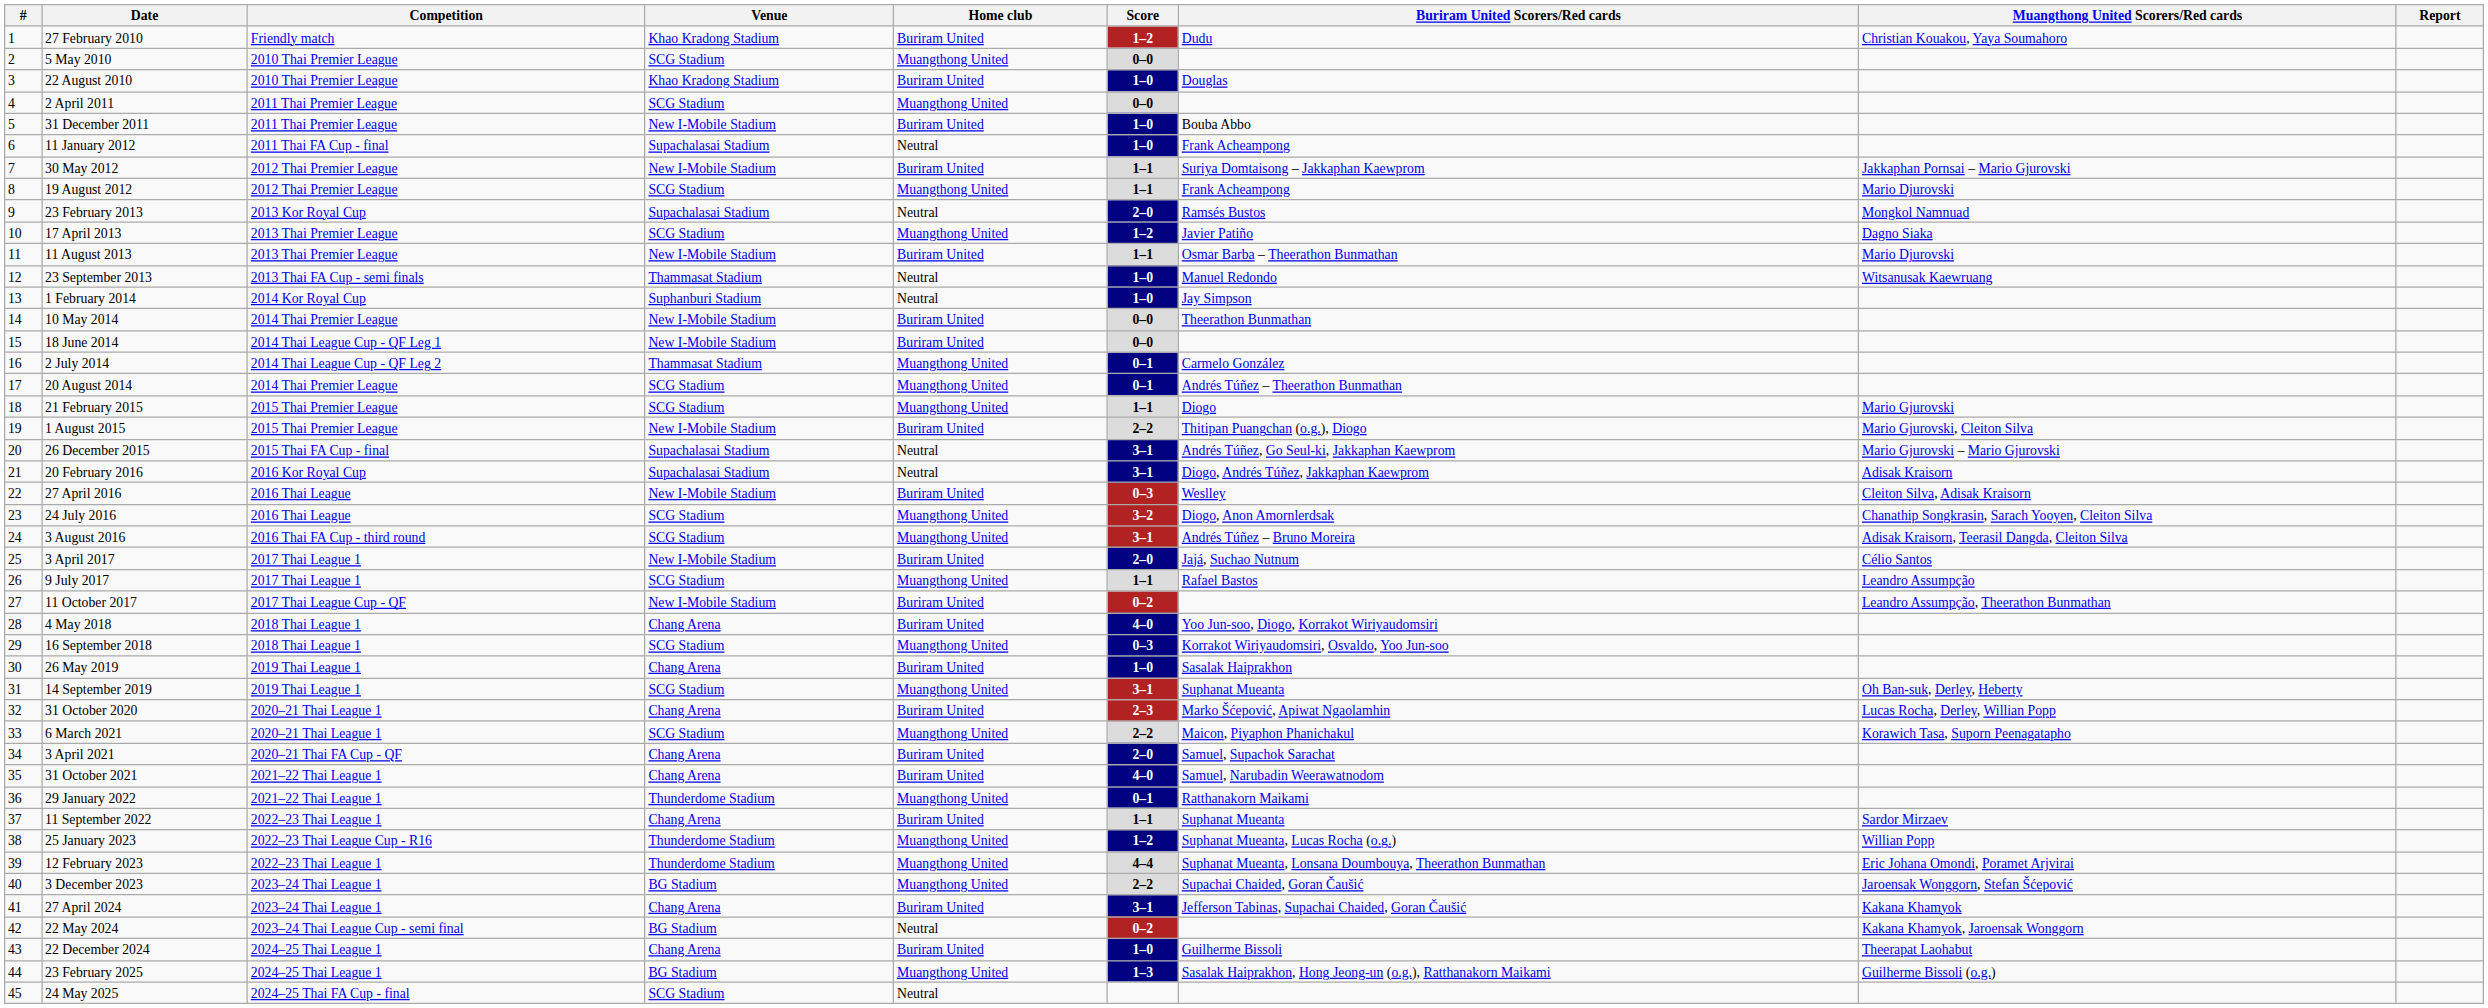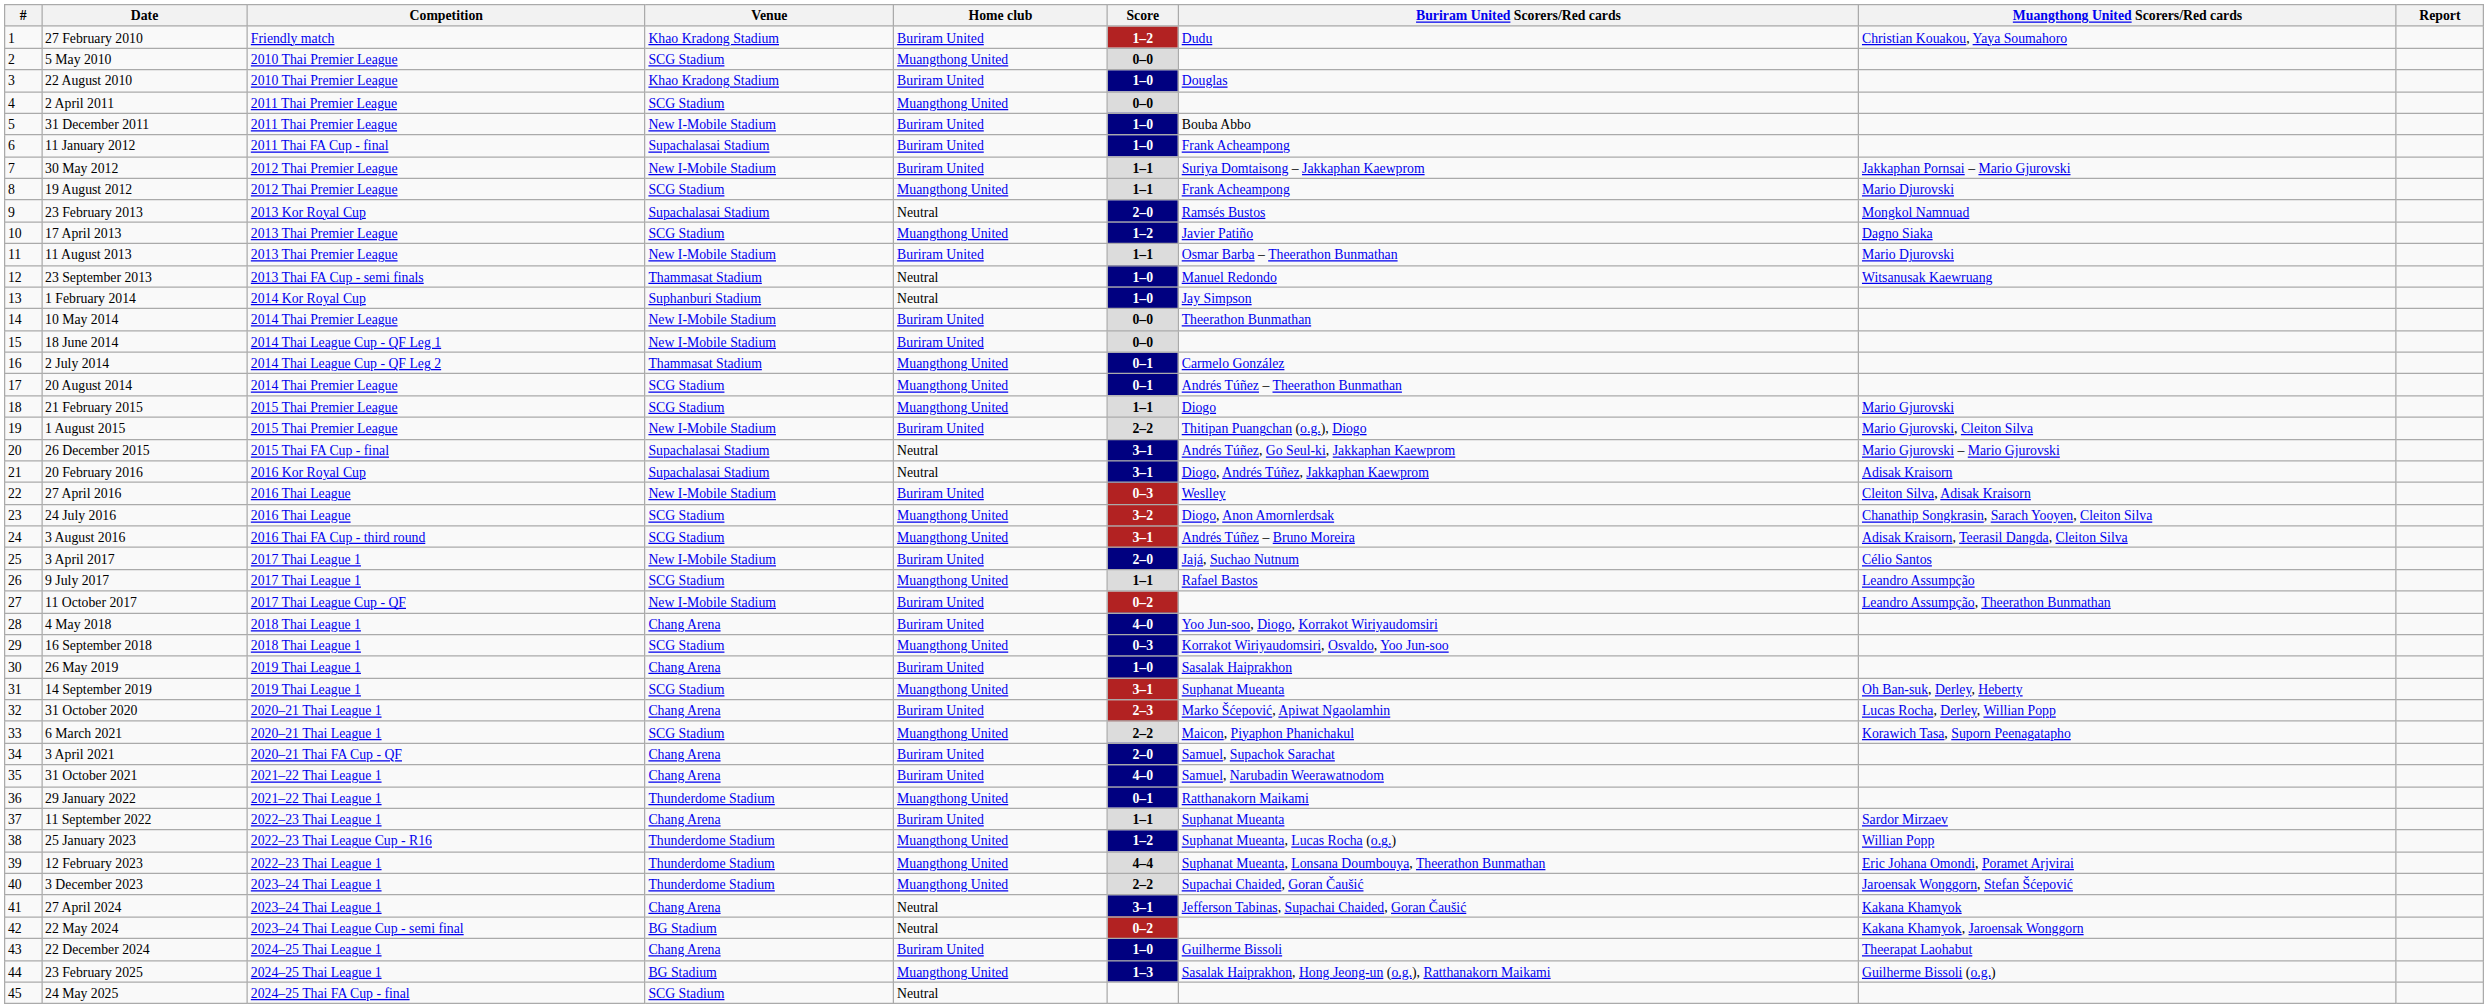(918, 146) Neutral -> (940, 146) Buriram United
(683, 884) BG Stadium -> (712, 884) Thunderdome Stadium
(940, 906) Buriram United -> (918, 906) Neutral
